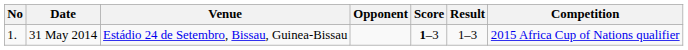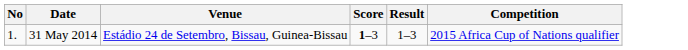- column: (381, 14)
